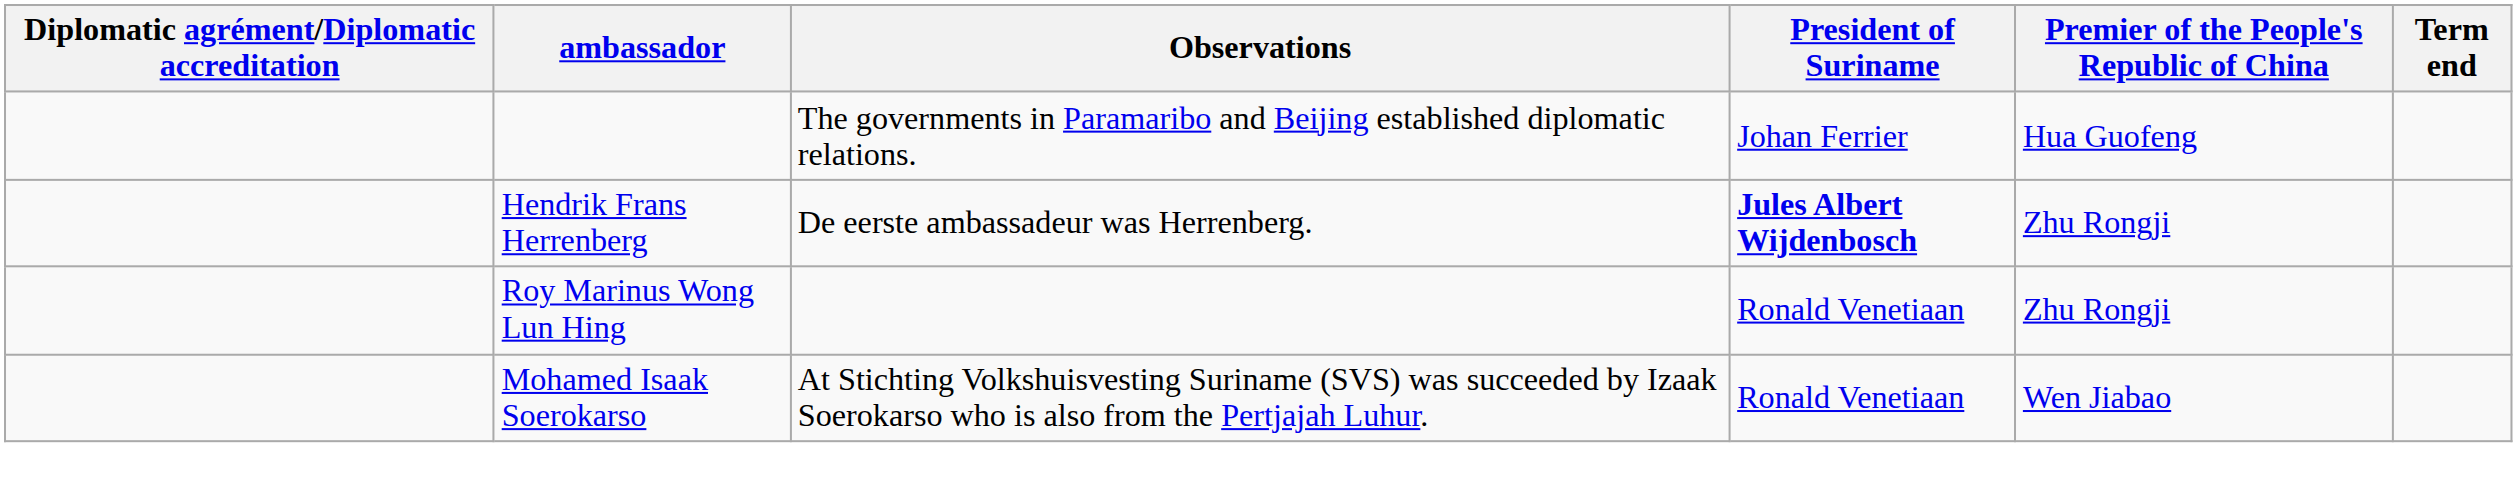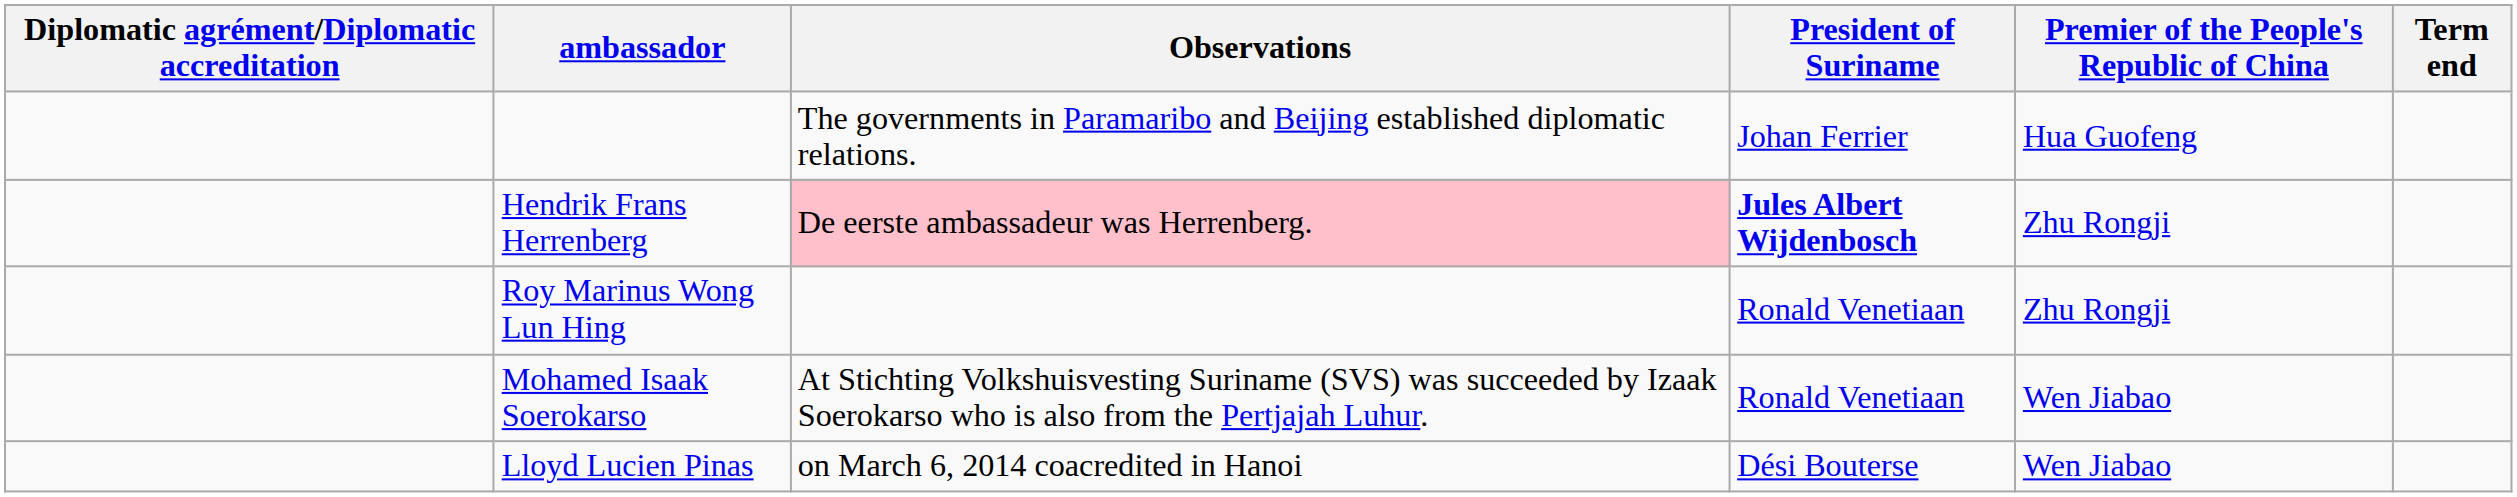(1055, 222) no background -> (1055, 222) pink background
+ row: (628, 465)
